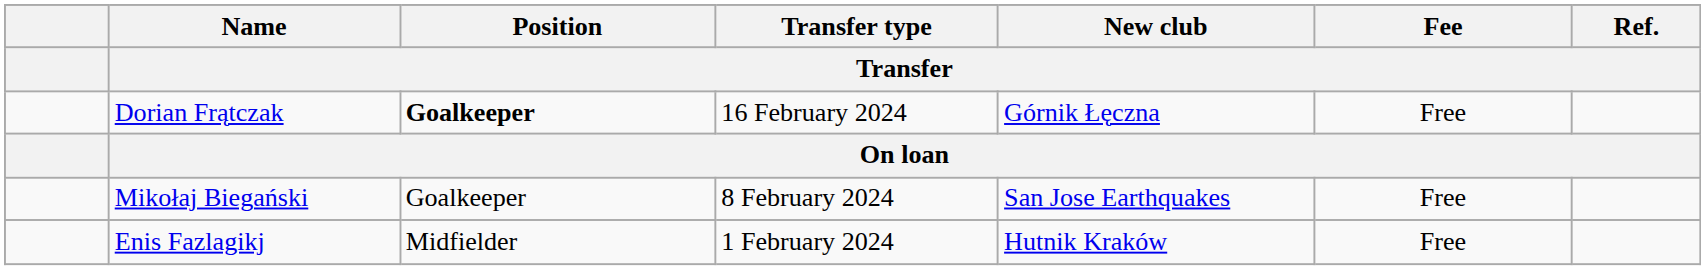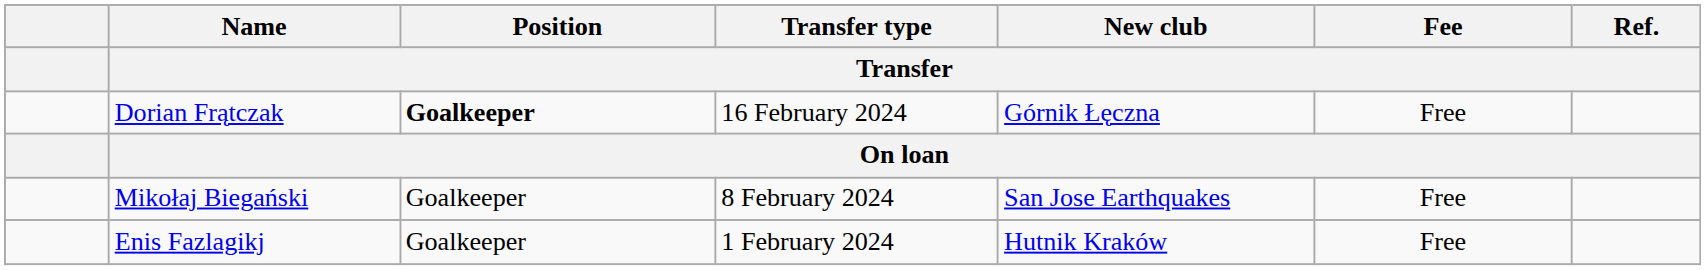(462, 241) Midfielder -> (466, 241) Goalkeeper
